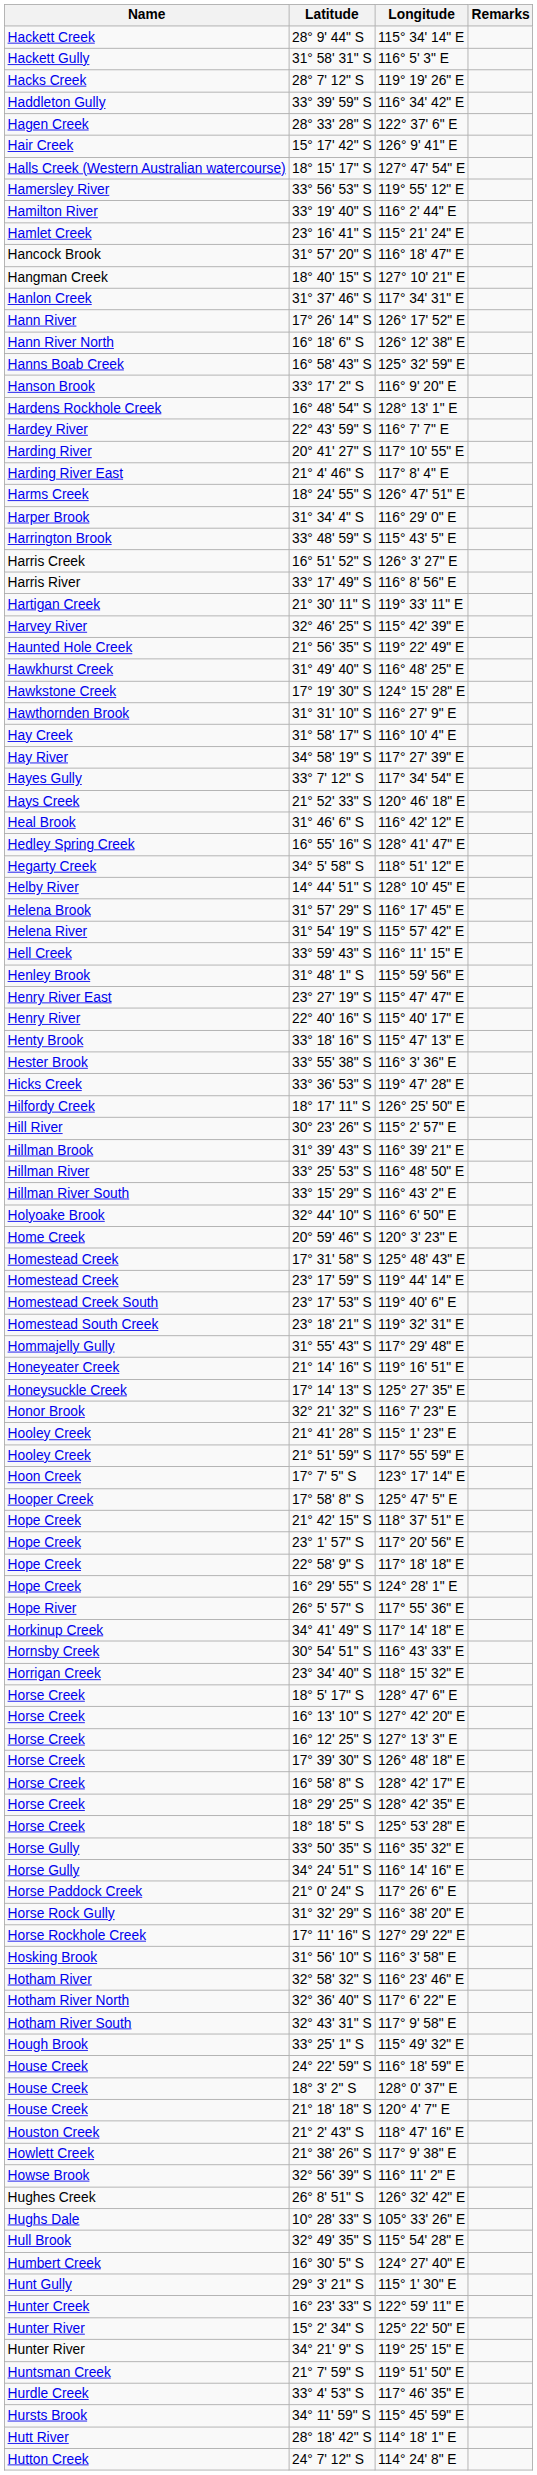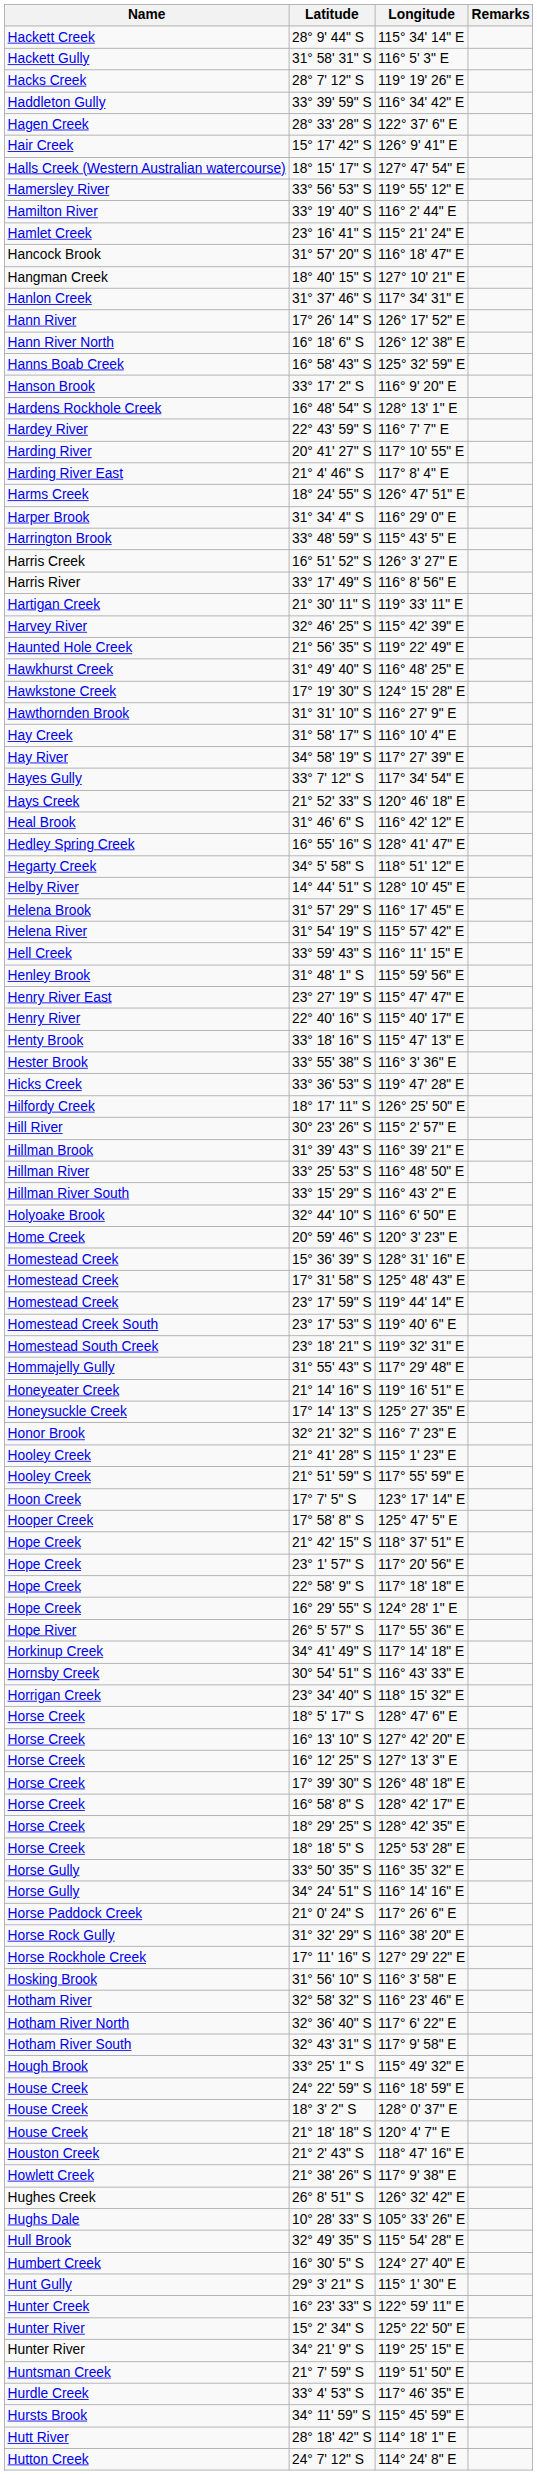+ row: (332, 1259)
- row: (332, 2175)
